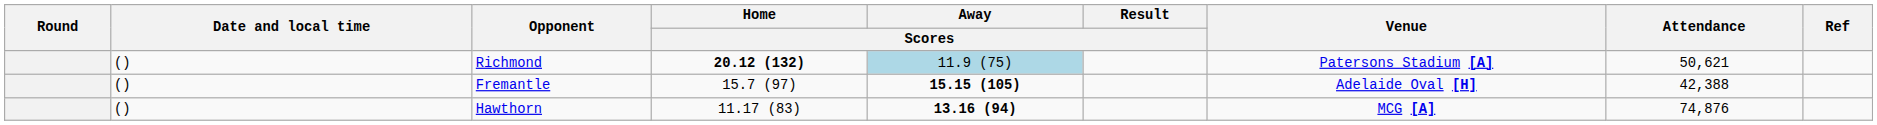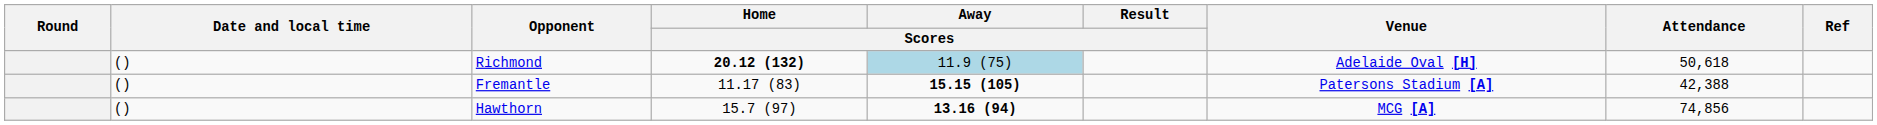(1406, 62) Patersons Stadium [A] -> (1406, 62) Adelaide Oval [H]
(1704, 62) 50,621 -> (1704, 62) 50,618
(759, 85) 15.7 (97) -> (759, 85) 11.17 (83)
(1406, 85) Adelaide Oval [H] -> (1406, 85) Patersons Stadium [A]
(759, 109) 11.17 (83) -> (759, 109) 15.7 (97)
(1704, 109) 74,876 -> (1704, 109) 74,856
